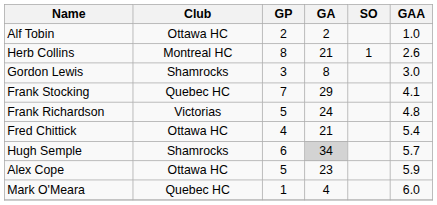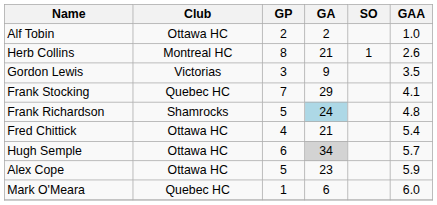(198, 72) Shamrocks -> (198, 72) Victorias
(326, 72) 8 -> (326, 72) 9
(411, 72) 3.0 -> (411, 72) 3.5
(198, 111) Victorias -> (198, 111) Shamrocks
(326, 111) no background -> (326, 111) lightblue background
(198, 151) Shamrocks -> (198, 151) Ottawa HC
(326, 190) 4 -> (326, 190) 6
